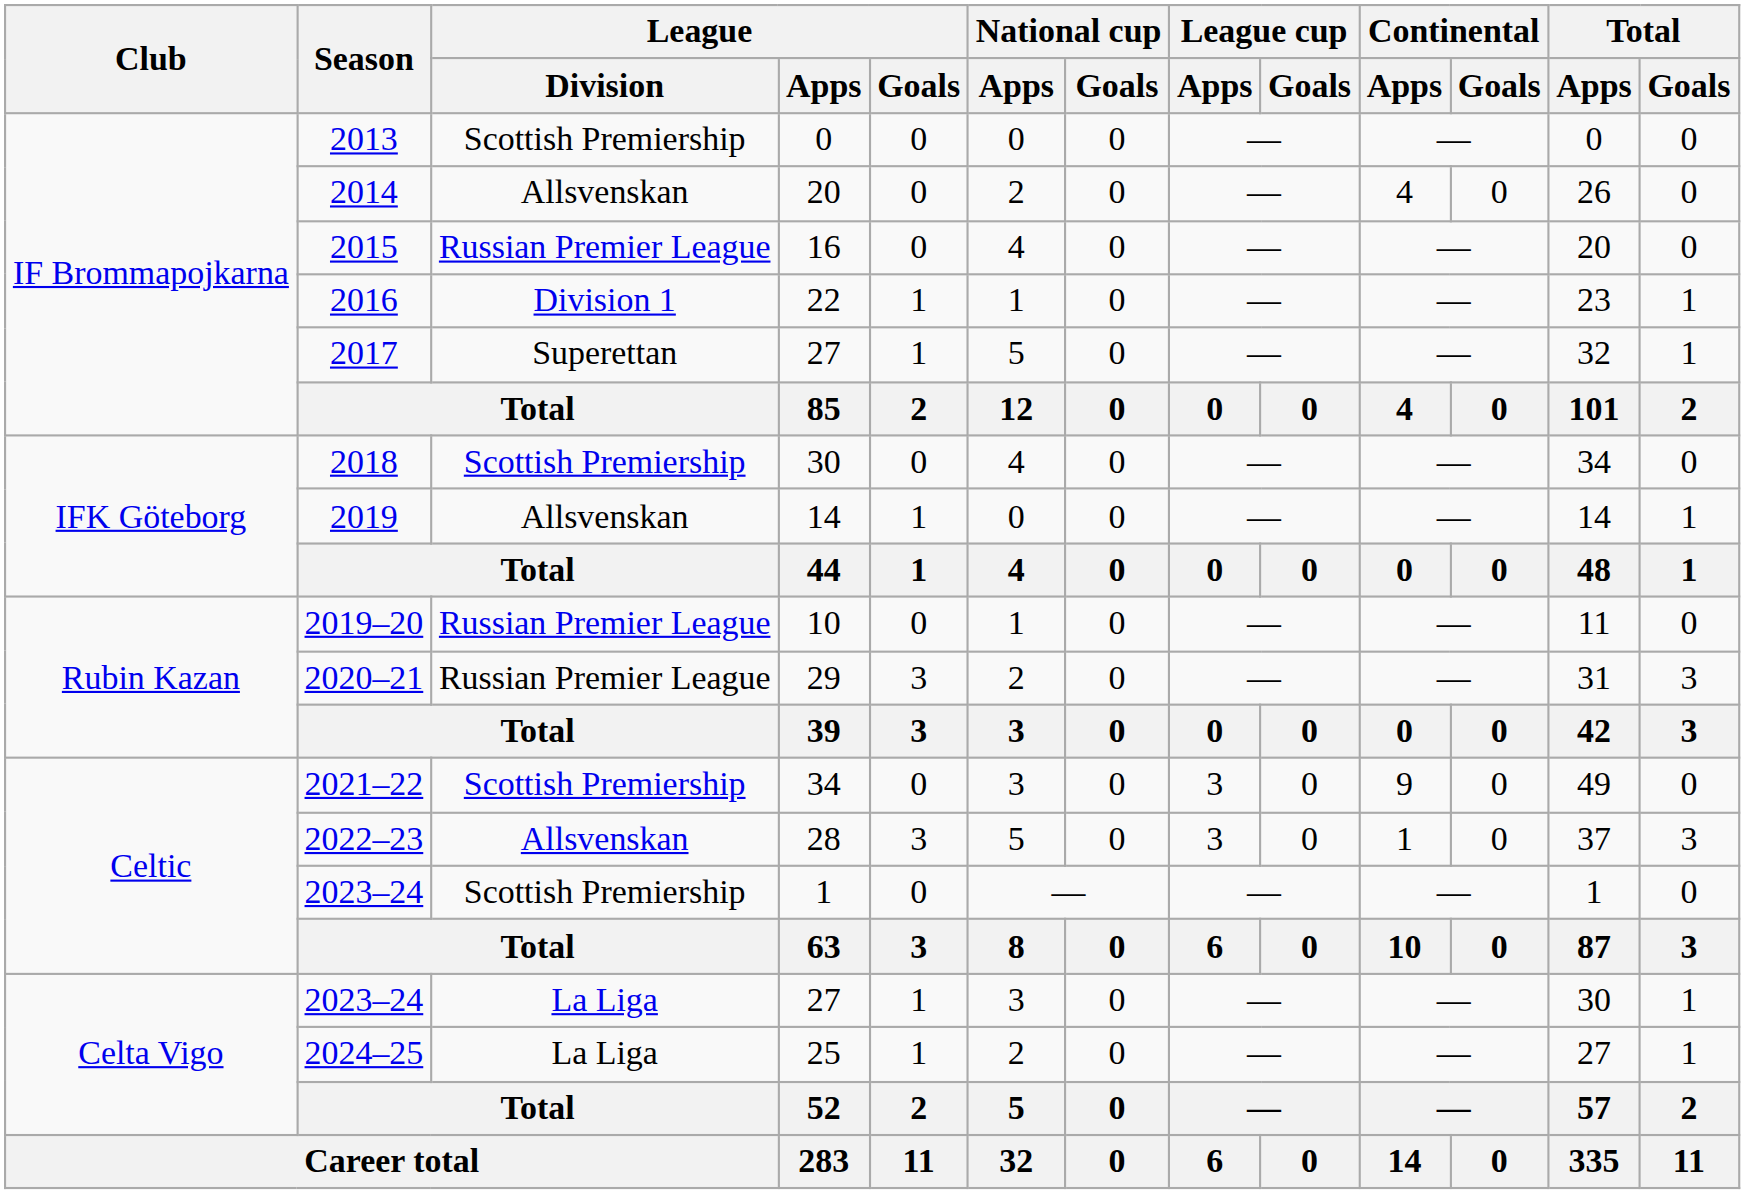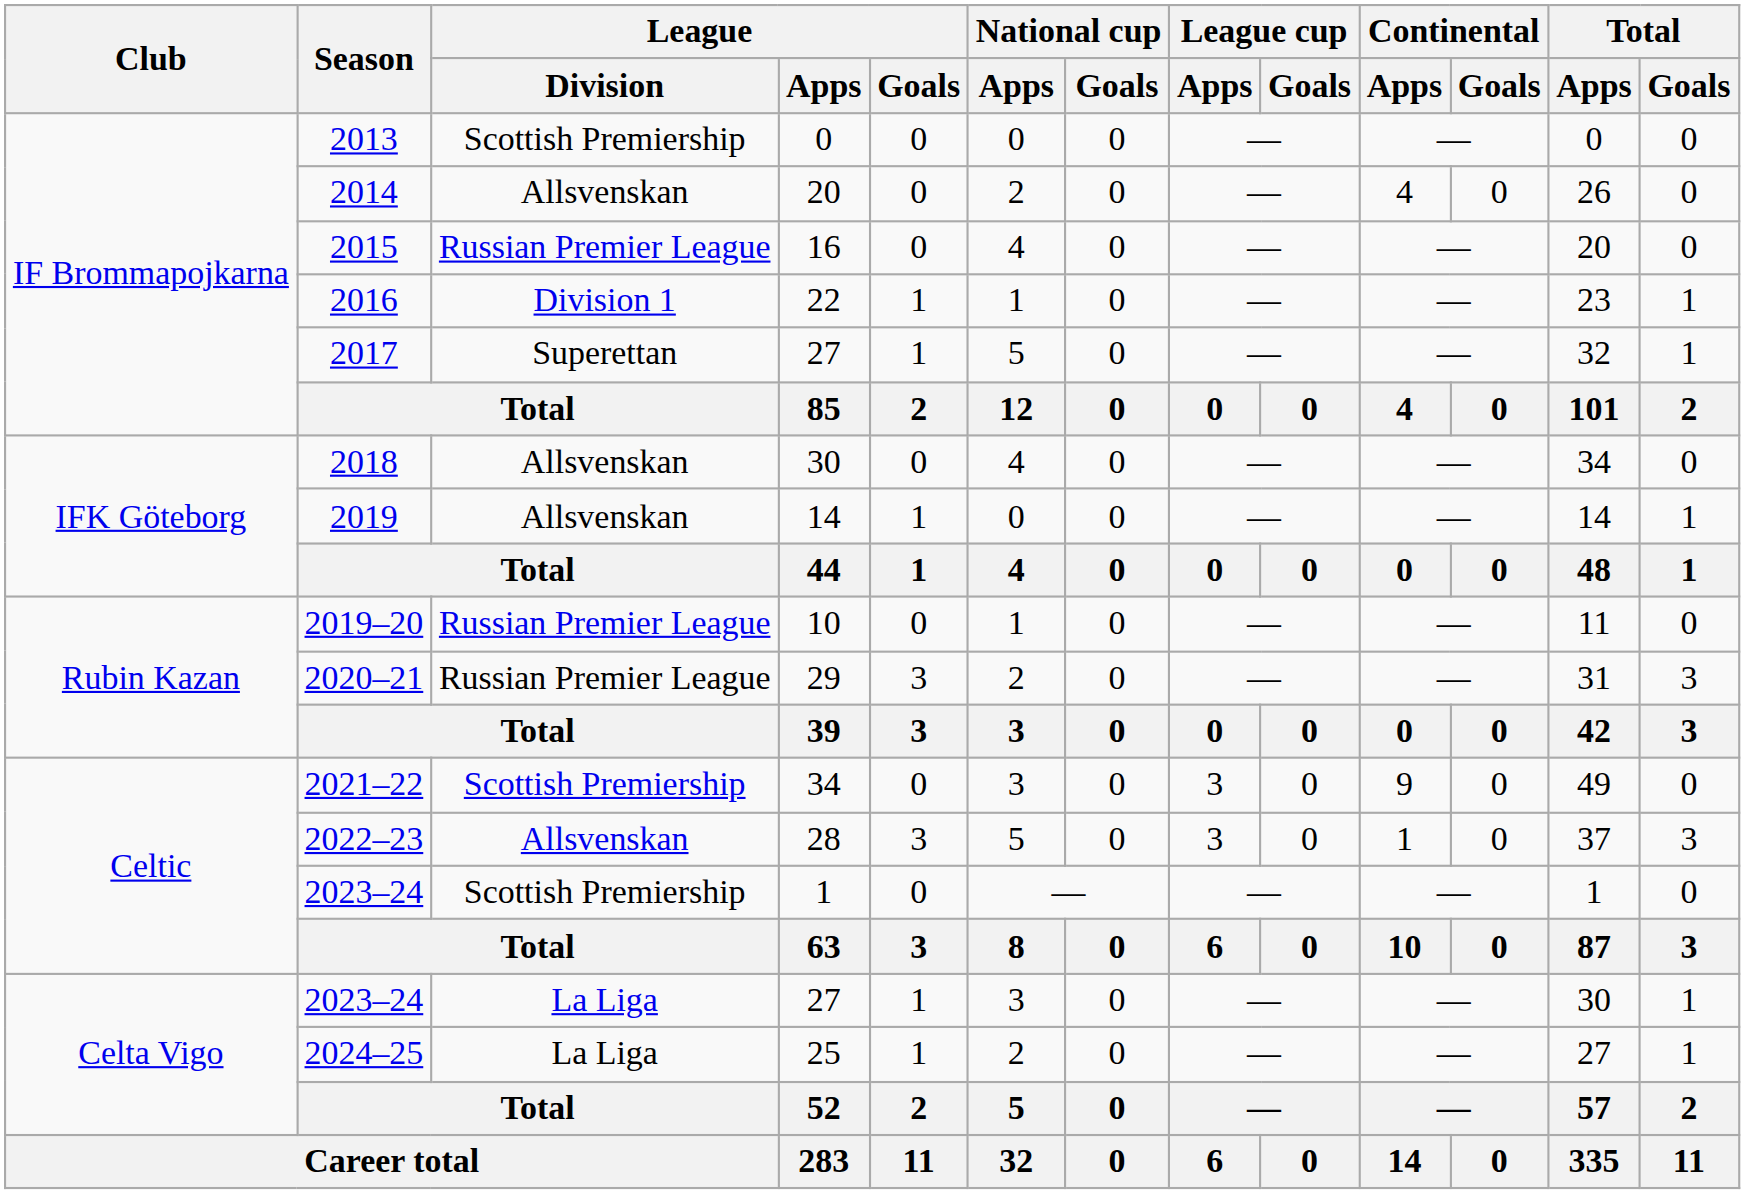(605, 461) Scottish Premiership -> (605, 461) Allsvenskan
